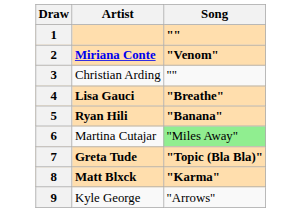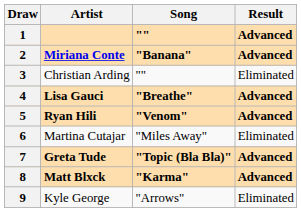+ column: (266, 14)
(193, 55) "Venom" -> (164, 55) "Banana"
(195, 116) "Banana" -> (162, 116) "Venom"
(202, 136) lightgreen background -> (171, 136) no background
